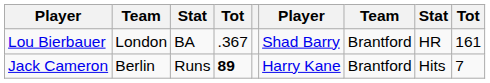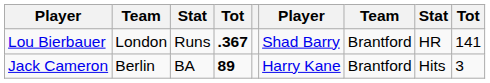(185, 41) BA -> (192, 41) Runs
(233, 41) normal -> (233, 41) bold
(468, 41) 161 -> (468, 41) 141
(192, 66) Runs -> (185, 66) BA
(460, 66) 7 -> (460, 66) 3
